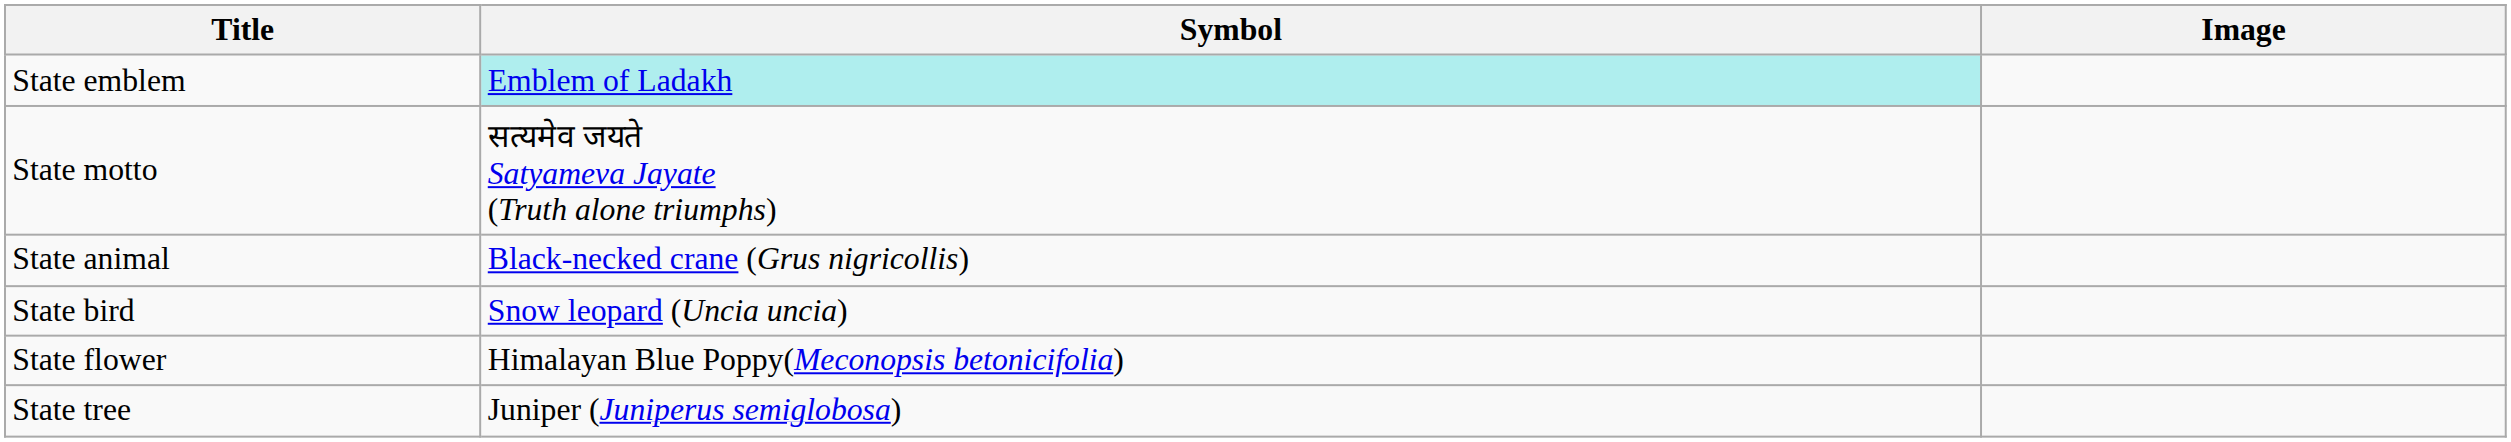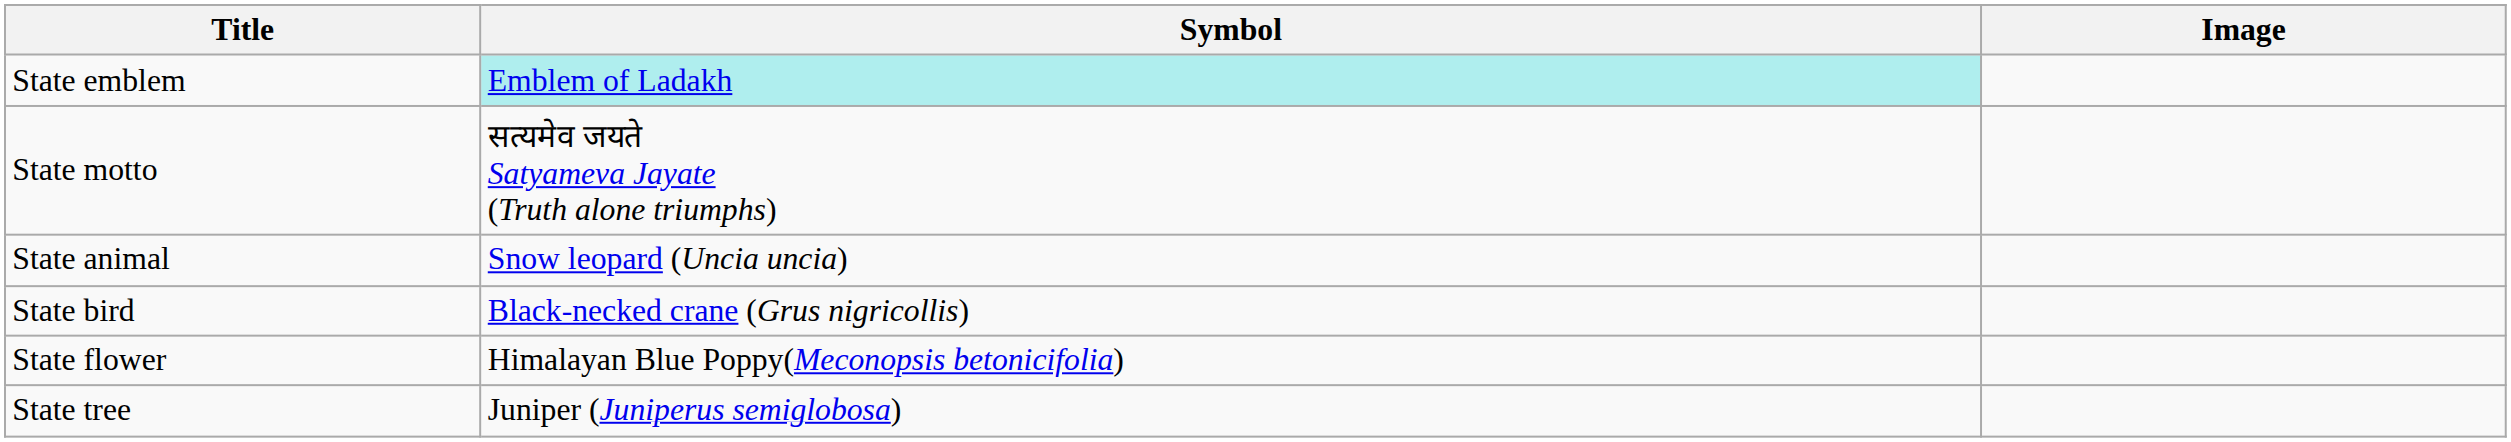(728, 259) Black-necked crane (Grus nigricollis) -> (668, 259) Snow leopard (Uncia uncia)
(668, 309) Snow leopard (Uncia uncia) -> (728, 309) Black-necked crane (Grus nigricollis)
